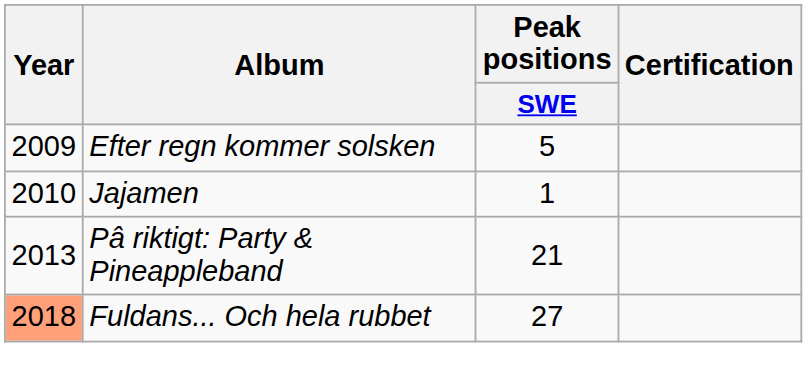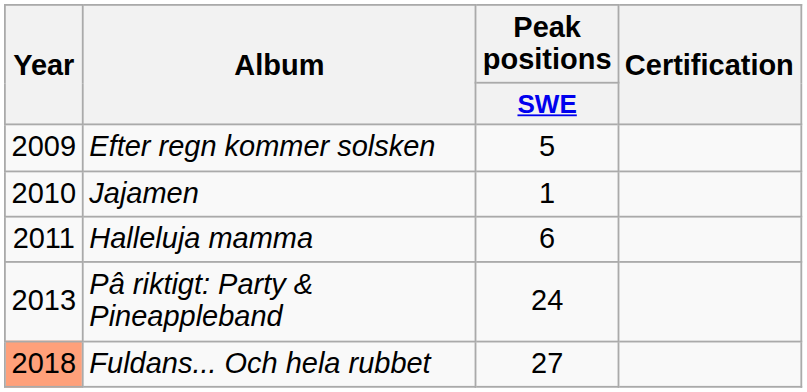+ row: (201, 239)
(547, 255) 21 -> (547, 301) 24
